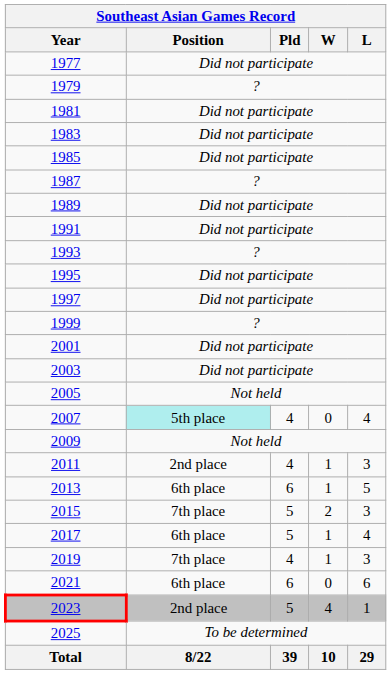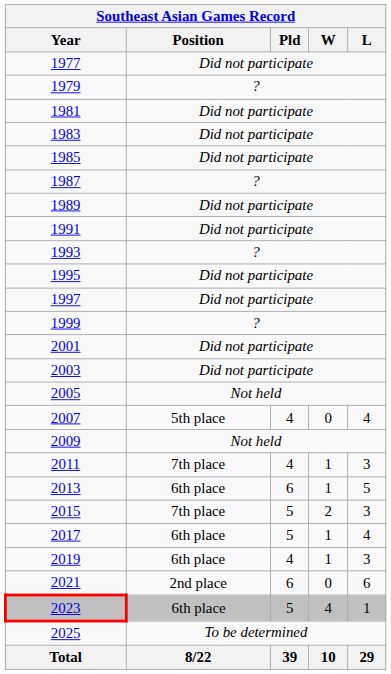(198, 417) paleturquoise background -> (198, 417) no background
(198, 464) 2nd place -> (198, 464) 7th place
(198, 559) 7th place -> (198, 559) 6th place
(198, 583) 6th place -> (198, 583) 2nd place
(199, 608) 2nd place -> (199, 608) 6th place
